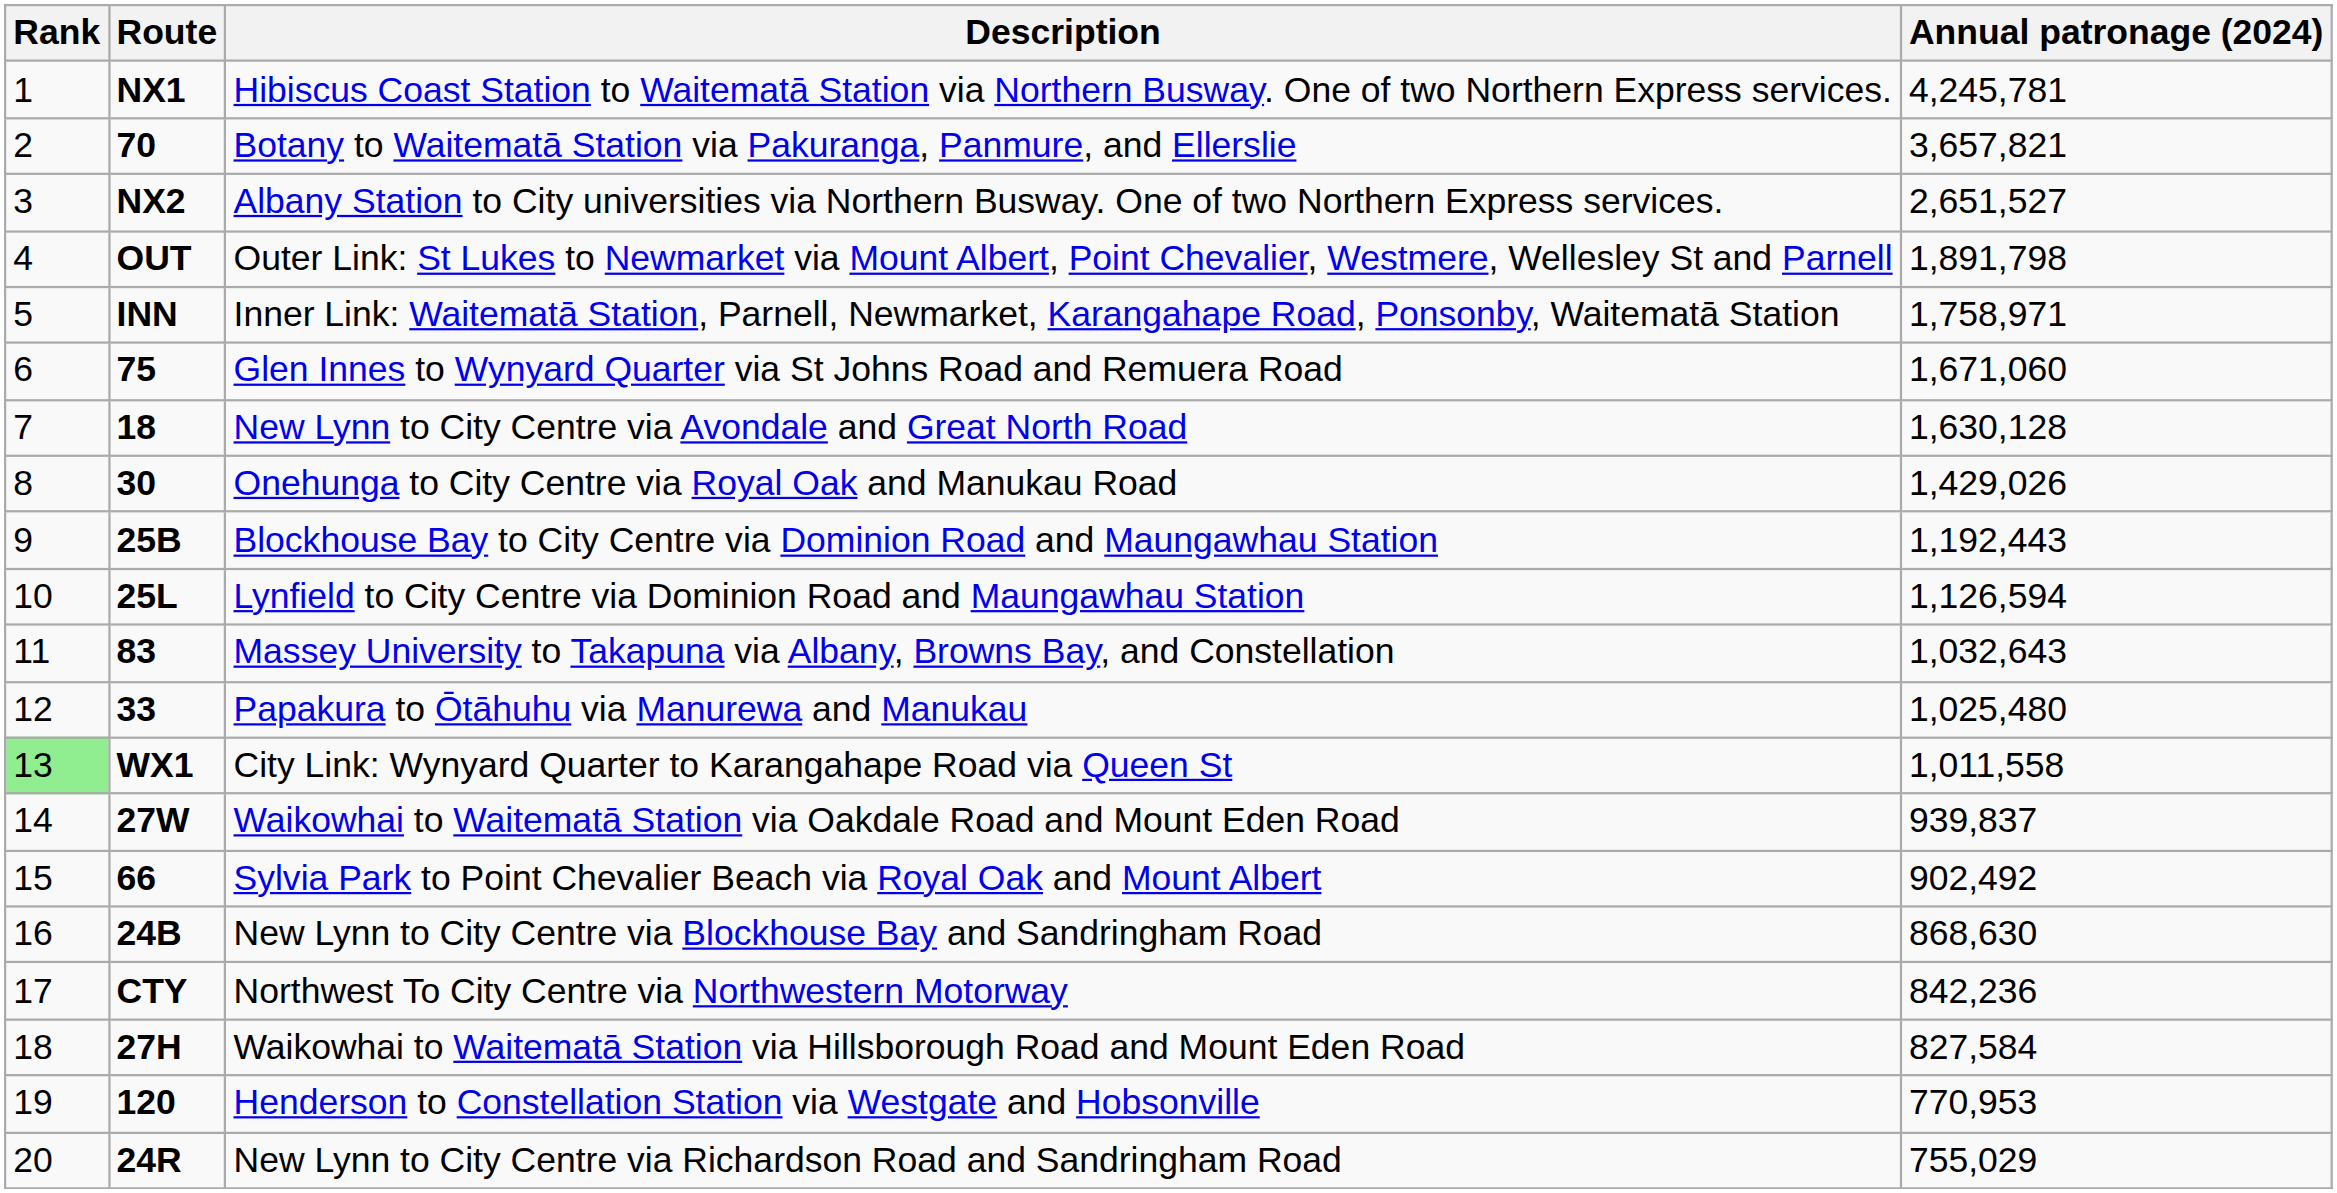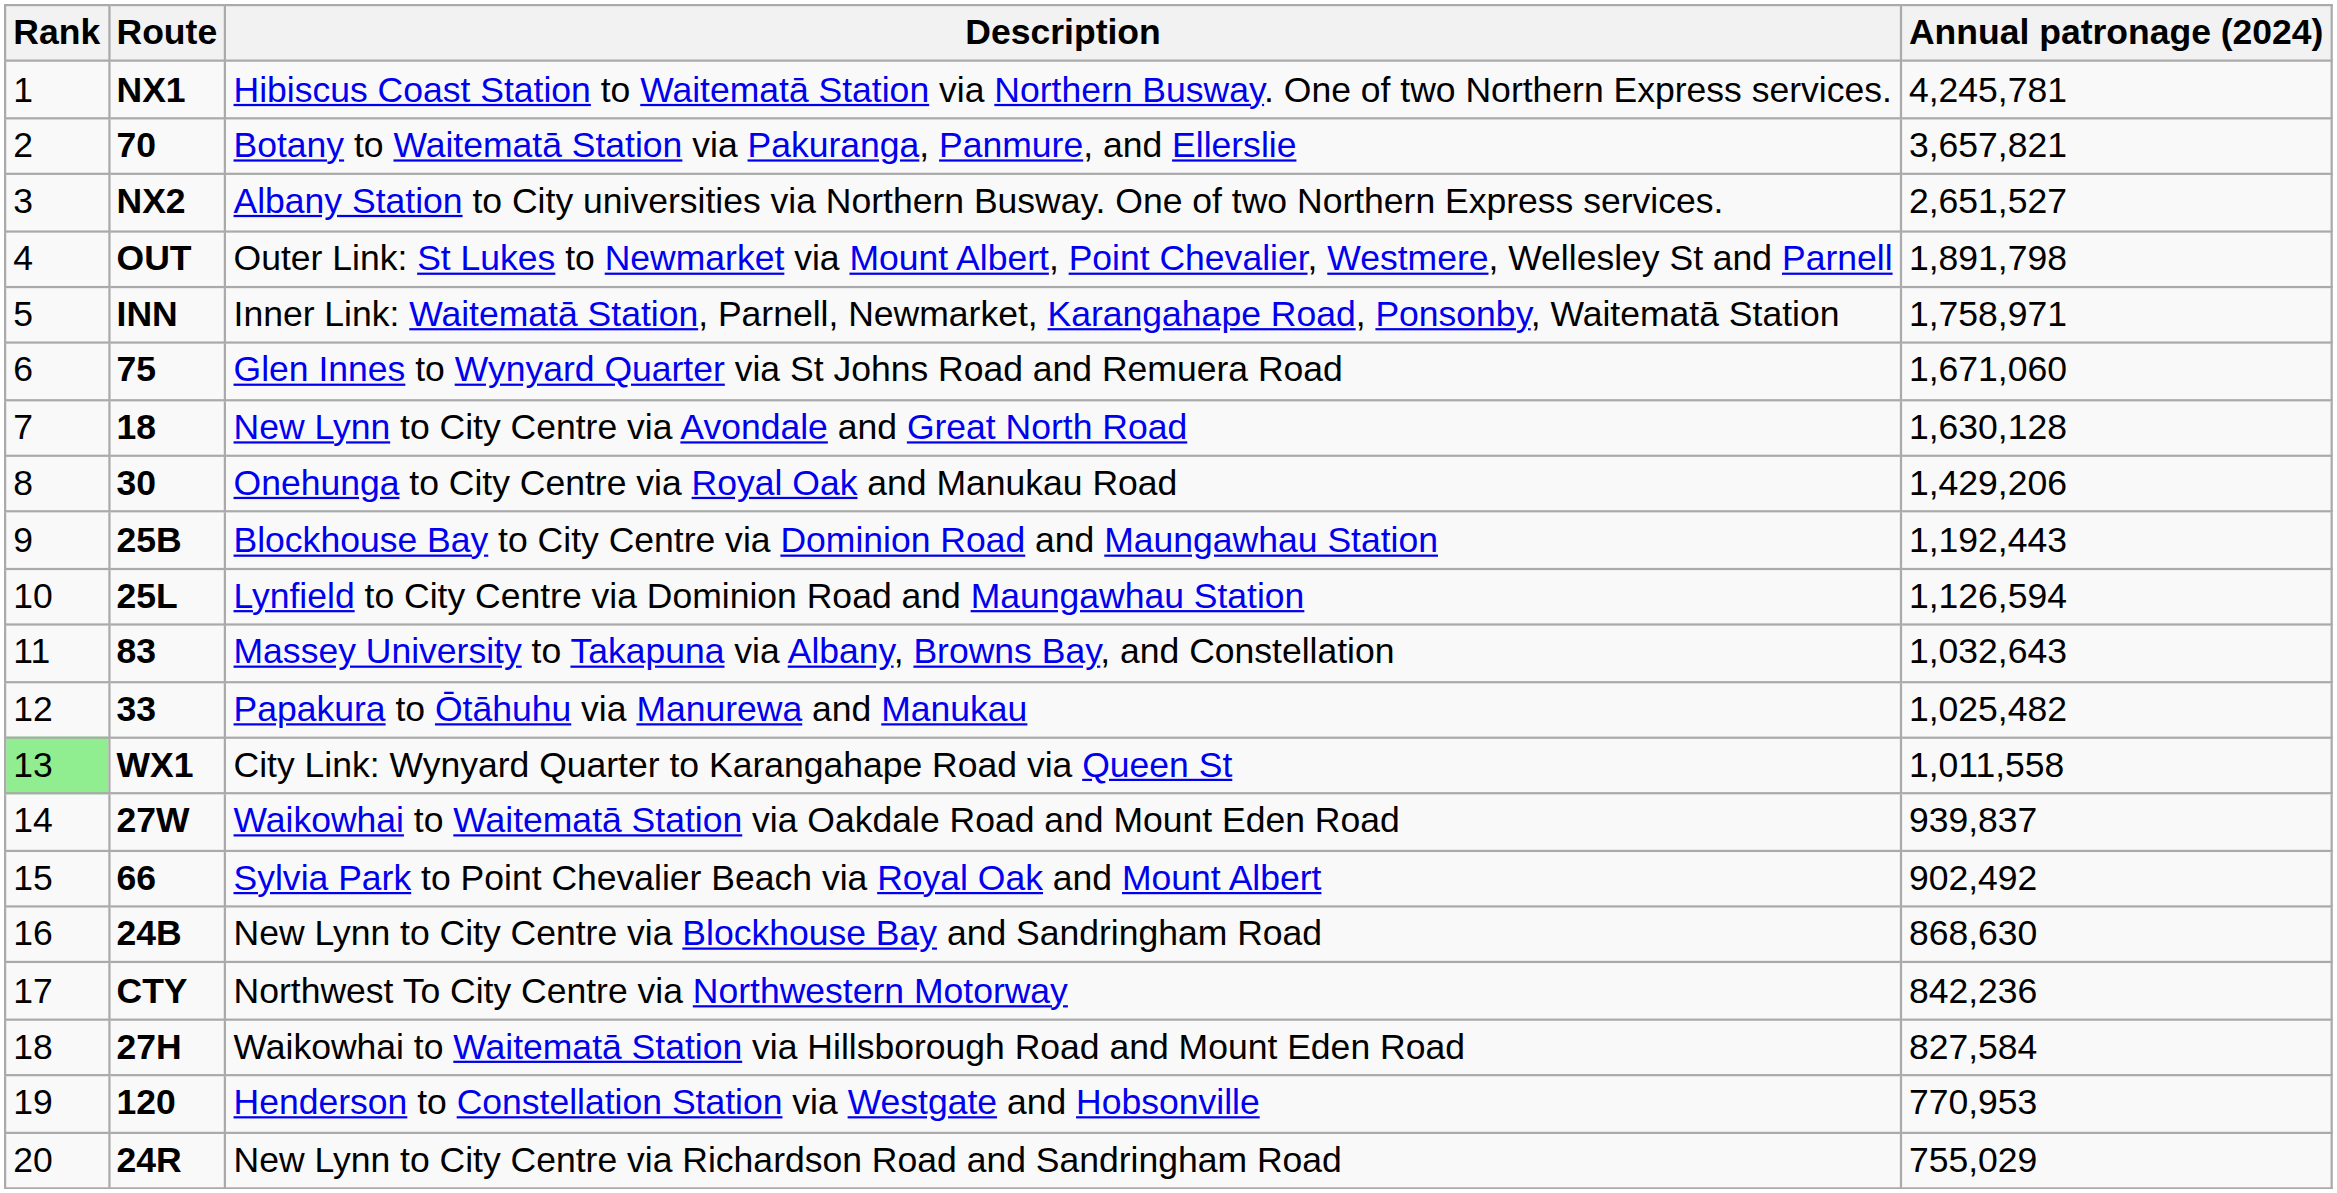(1988, 483) 1,429,026 -> (1988, 483) 1,429,206
(1988, 708) 1,025,480 -> (1988, 708) 1,025,482
